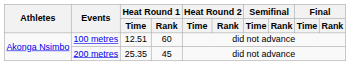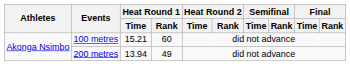(136, 40) 12.51 -> (136, 40) 15.21
(136, 54) 25.35 -> (136, 54) 13.94
(167, 54) 45 -> (167, 54) 49
